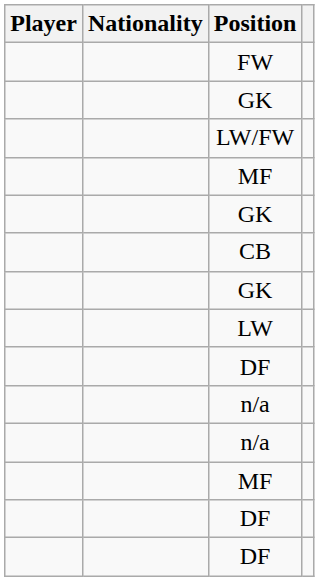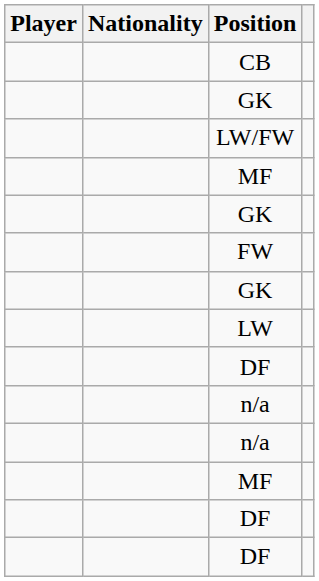rows swapped: (44, 252) <-> (44, 62)
